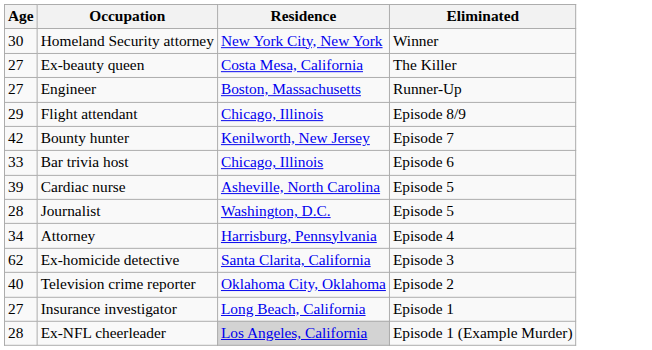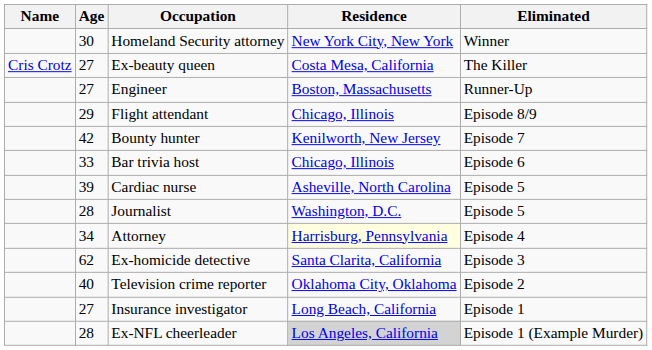+ column: (40, 16)
(299, 235) no background -> (370, 235) lightyellow background
